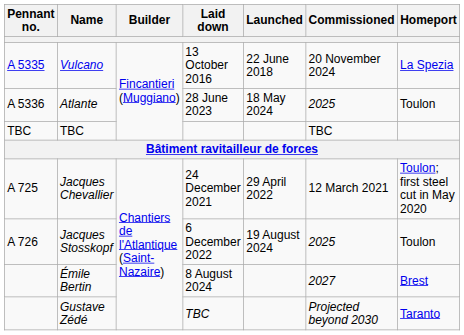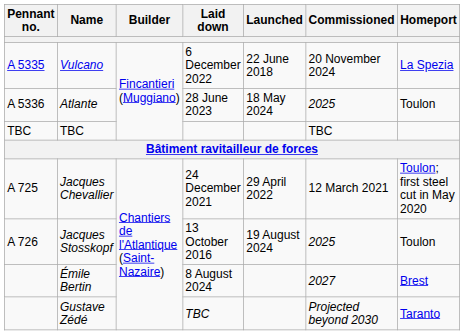(207, 65) 13 October 2016 -> (213, 65) 6 December 2022
(213, 241) 6 December 2022 -> (207, 241) 13 October 2016
